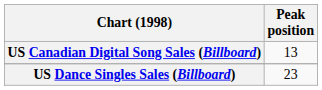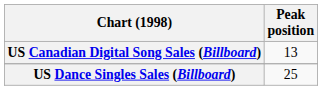(291, 74) 23 -> (291, 74) 25
